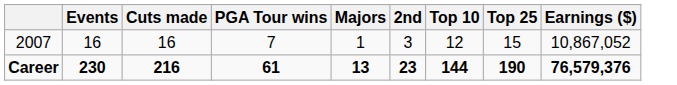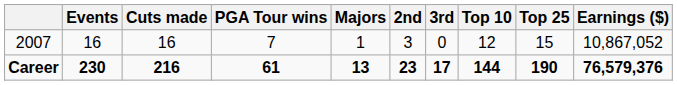+ column: (442, 17)
